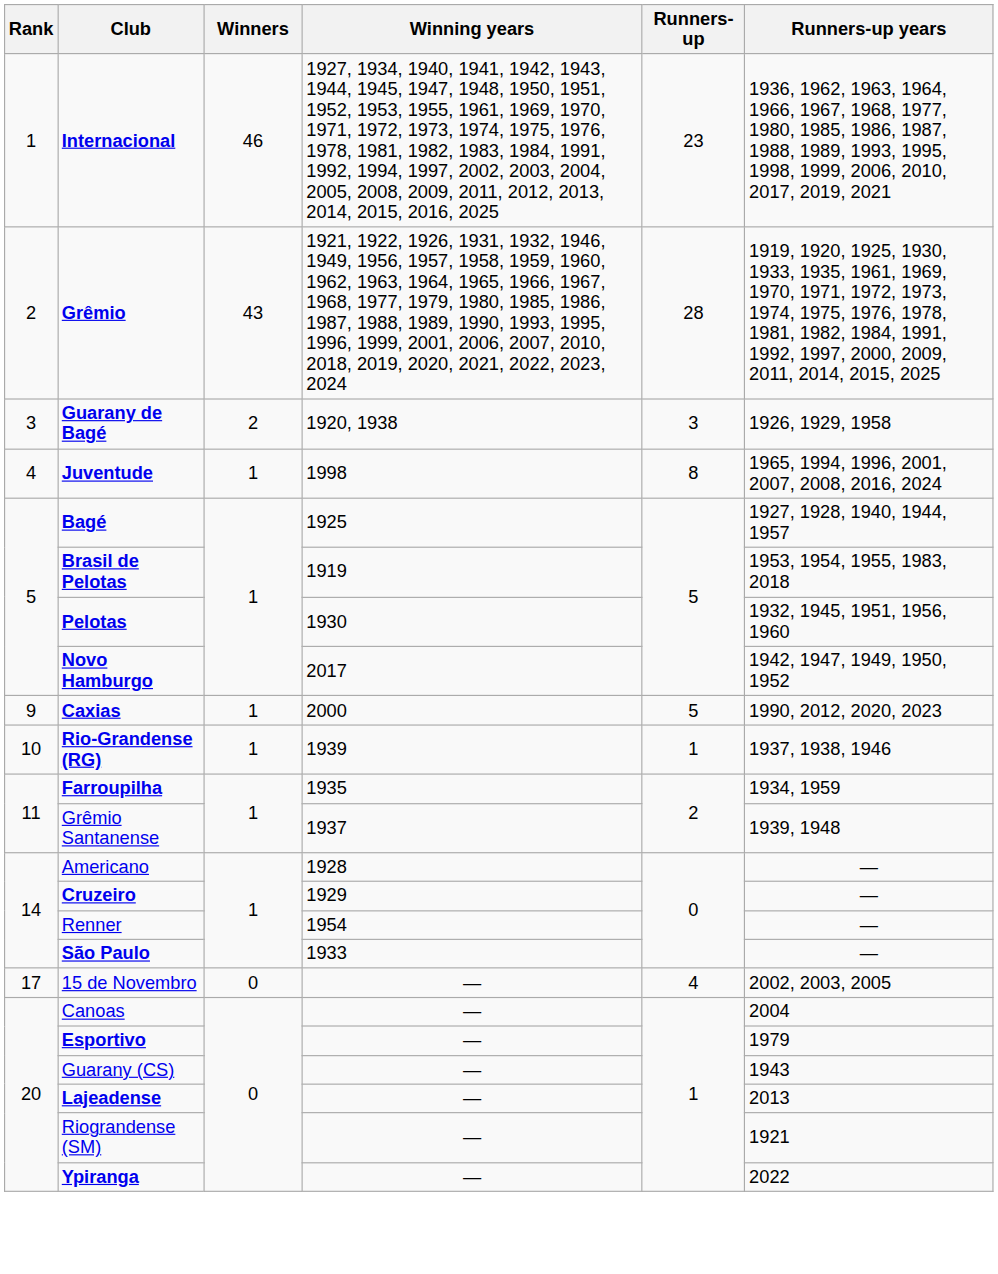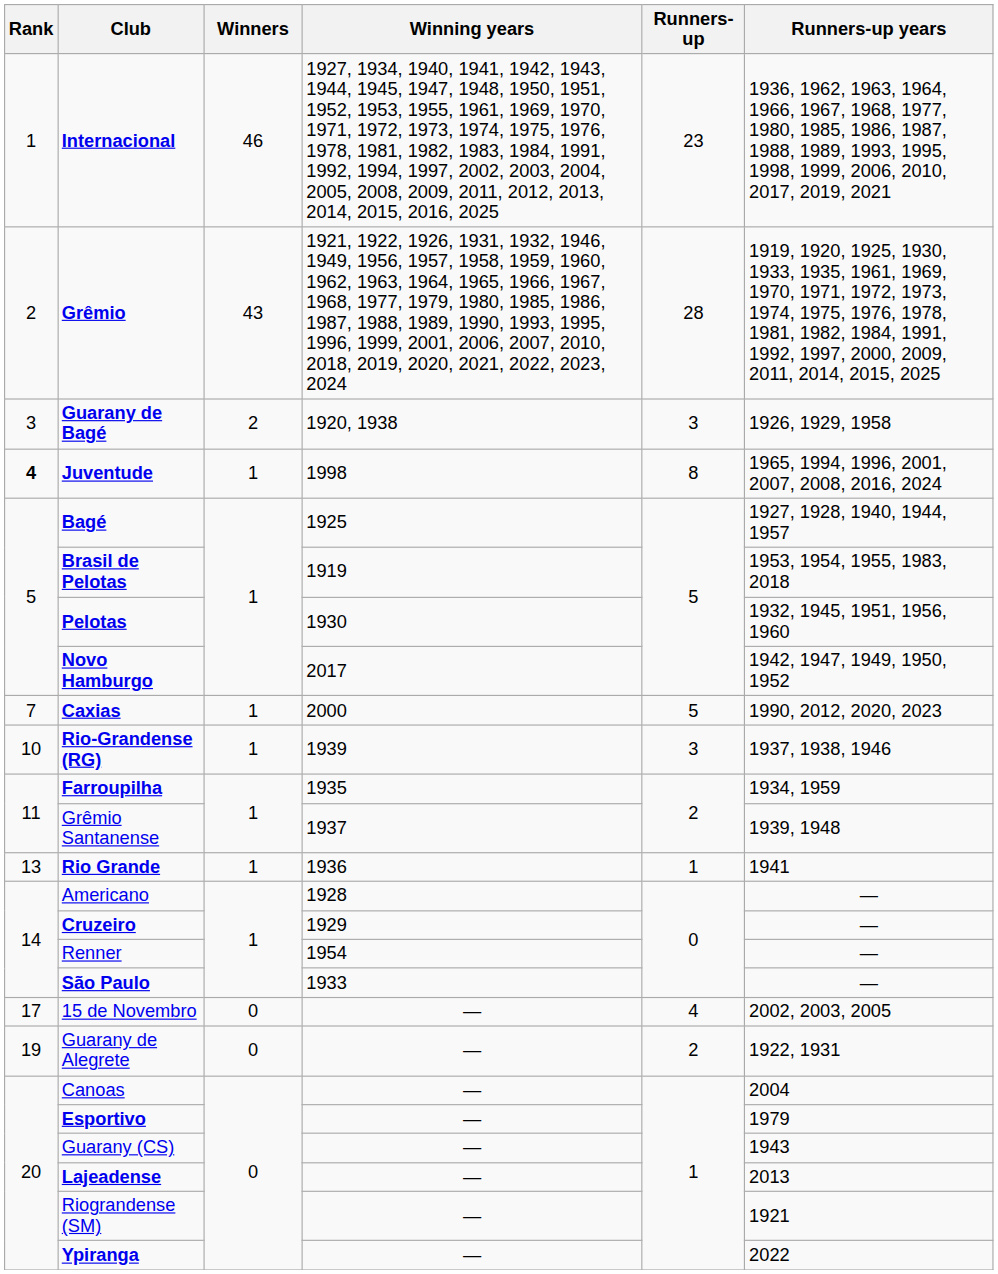(31, 473) normal -> (31, 473) bold
(31, 710) 9 -> (31, 710) 7
(693, 749) 1 -> (693, 749) 3
+ row: (111, 866)
+ row: (109, 1050)
